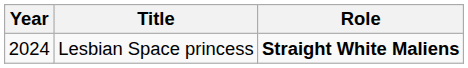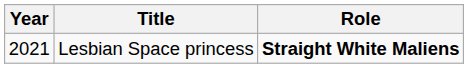(29, 48) 2024 -> (29, 48) 2021
